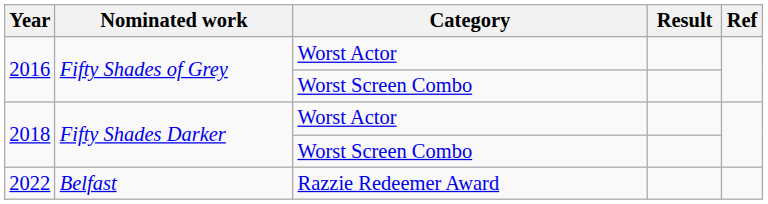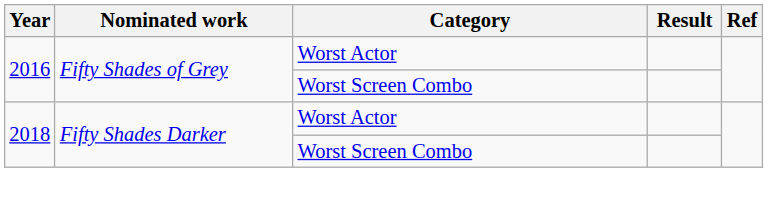- row: (30, 183)
